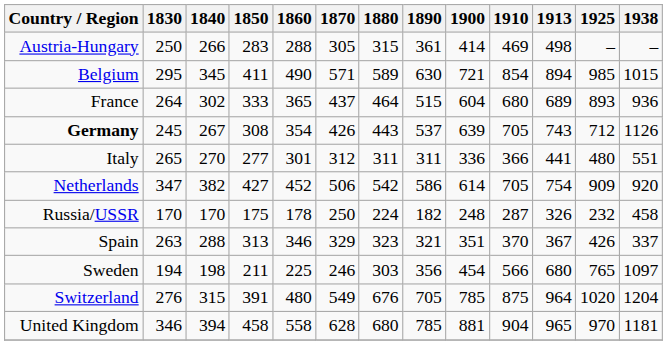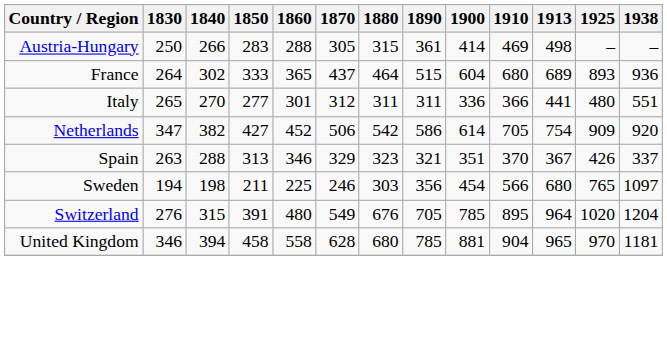- row: (108, 74)
- row: (103, 130)
- row: (91, 213)
(515, 297) 875 -> (515, 213) 895
